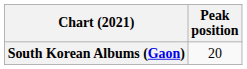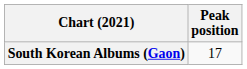(215, 53) 20 -> (215, 53) 17
